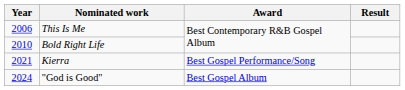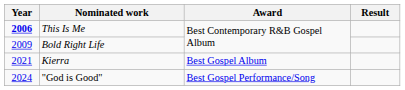(22, 28) normal -> (22, 28) bold
(22, 45) 2010 -> (22, 45) 2009
(251, 61) Best Gospel Performance/Song -> (227, 61) Best Gospel Album
(227, 77) Best Gospel Album -> (251, 77) Best Gospel Performance/Song
